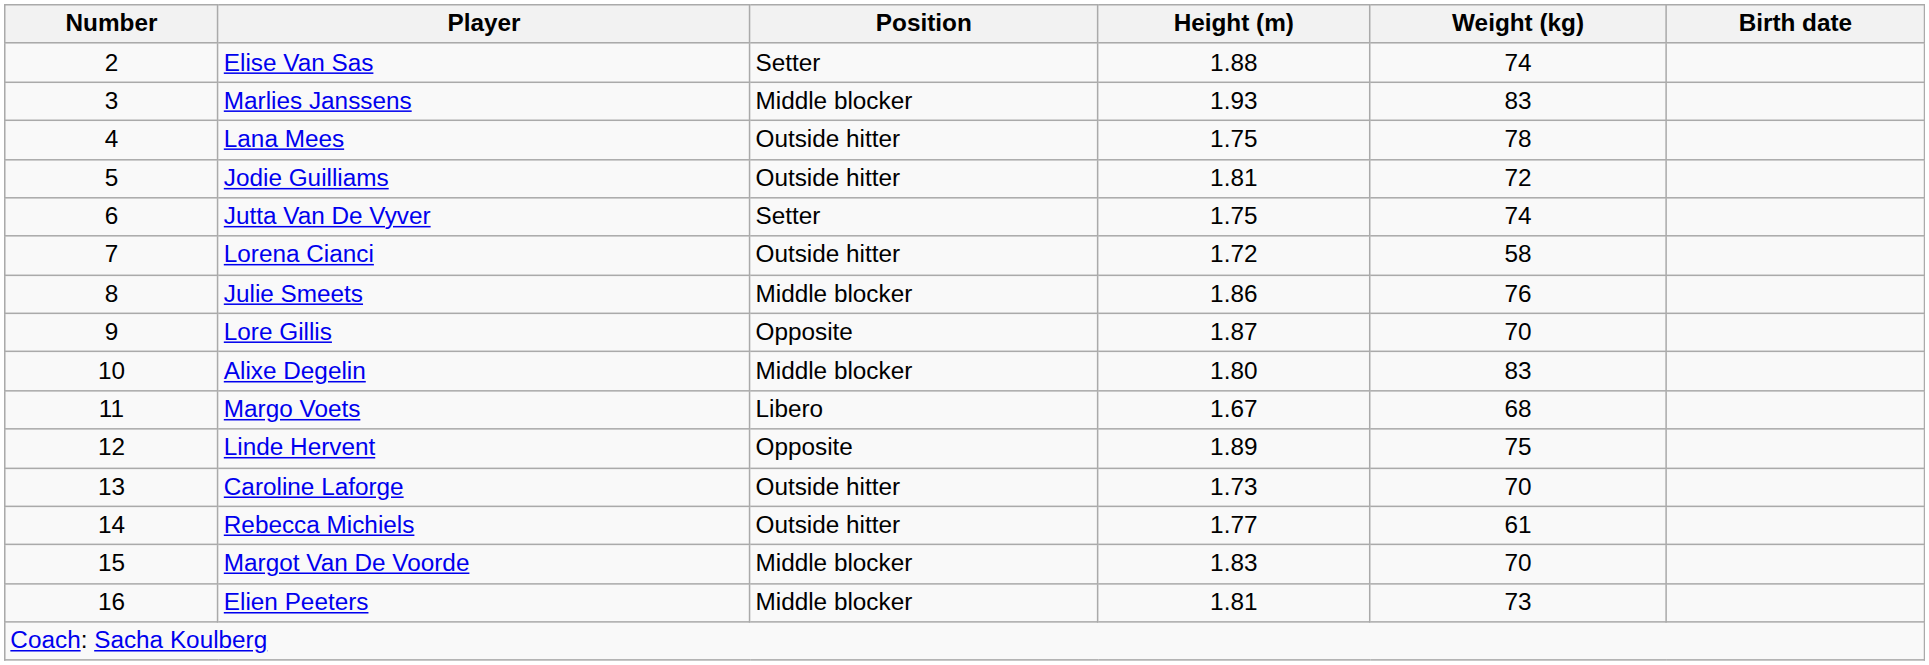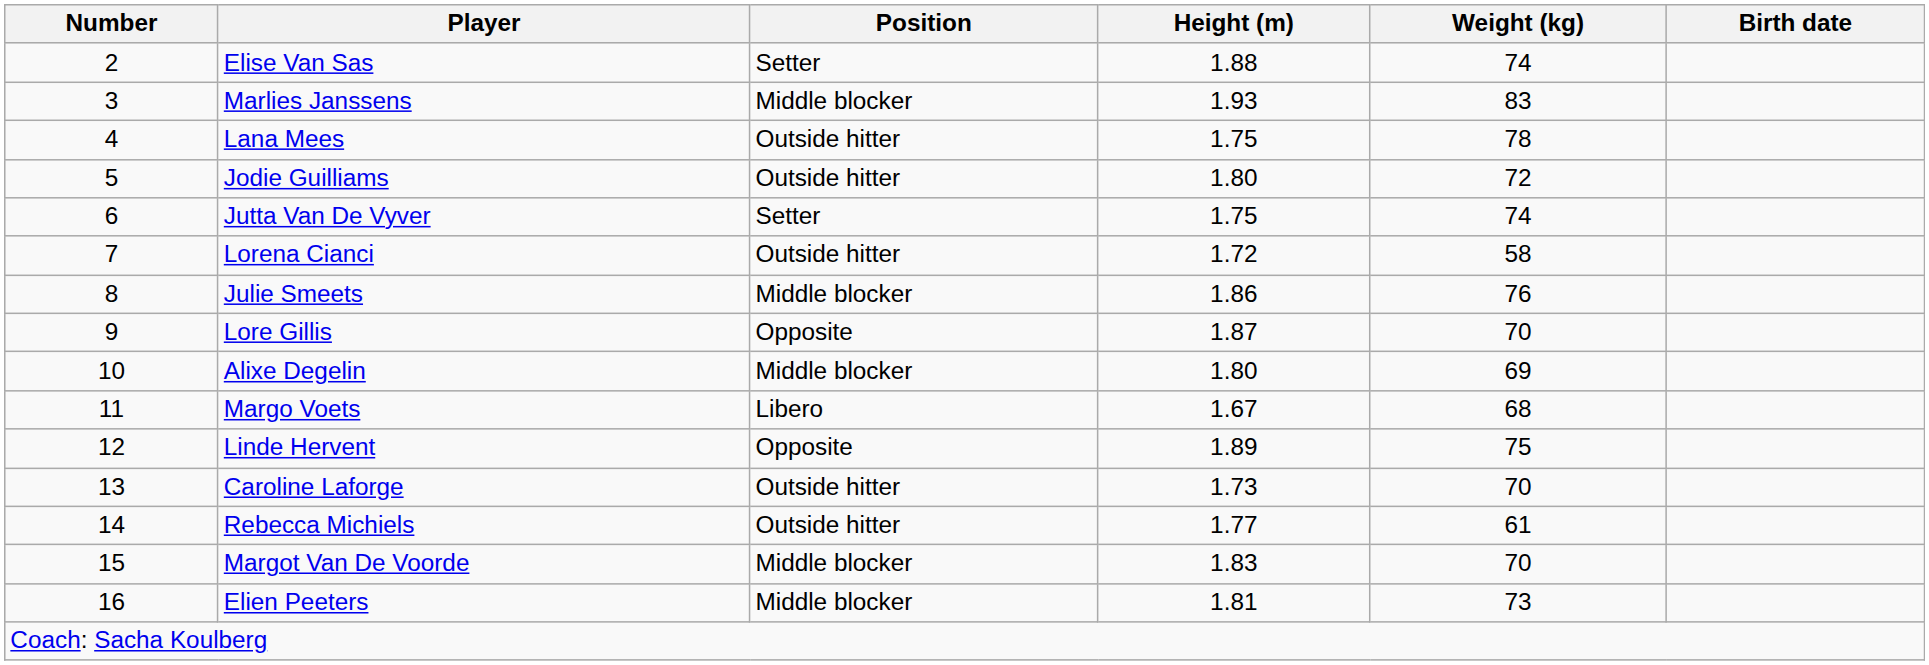(1234, 178) 1.81 -> (1234, 178) 1.80
(1518, 370) 83 -> (1518, 370) 69
